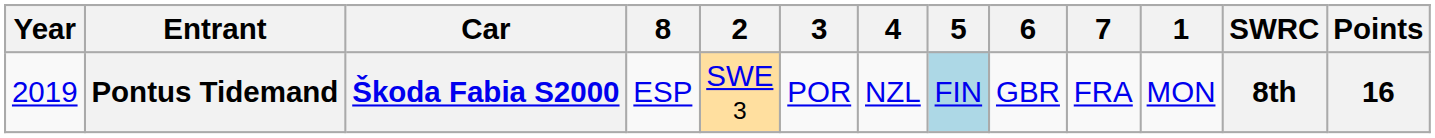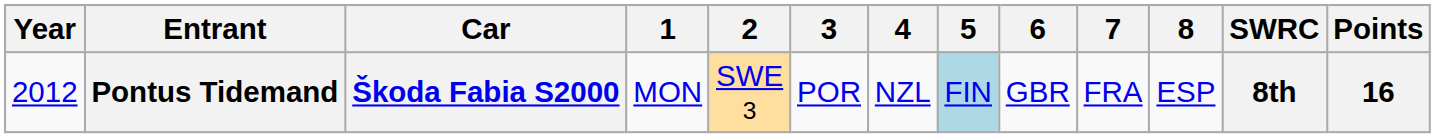columns swapped: (1181, 29) <-> (663, 29)
(45, 92) 2019 -> (45, 92) 2012
